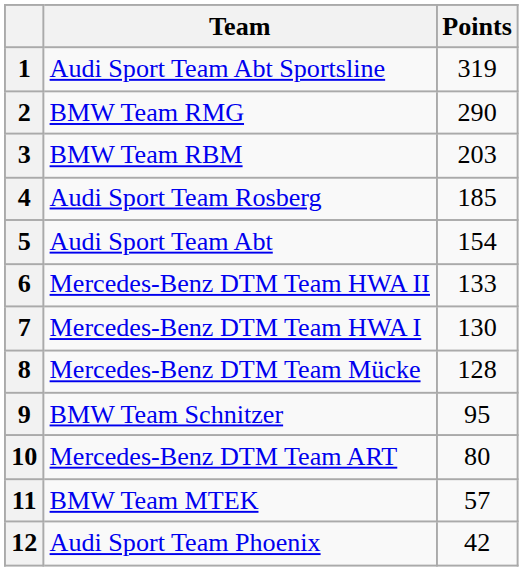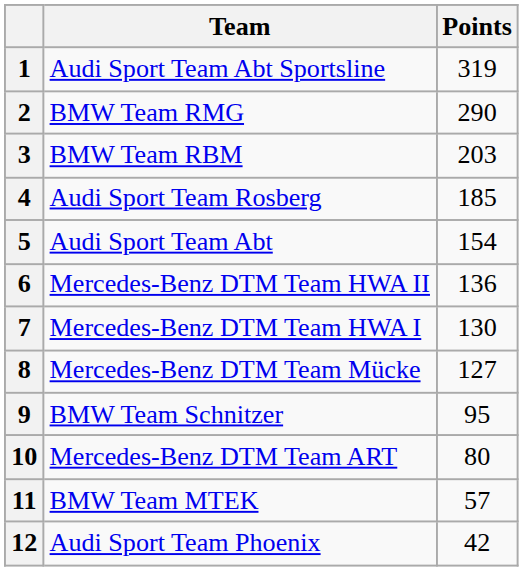(477, 284) 133 -> (477, 284) 136
(477, 370) 128 -> (477, 370) 127
